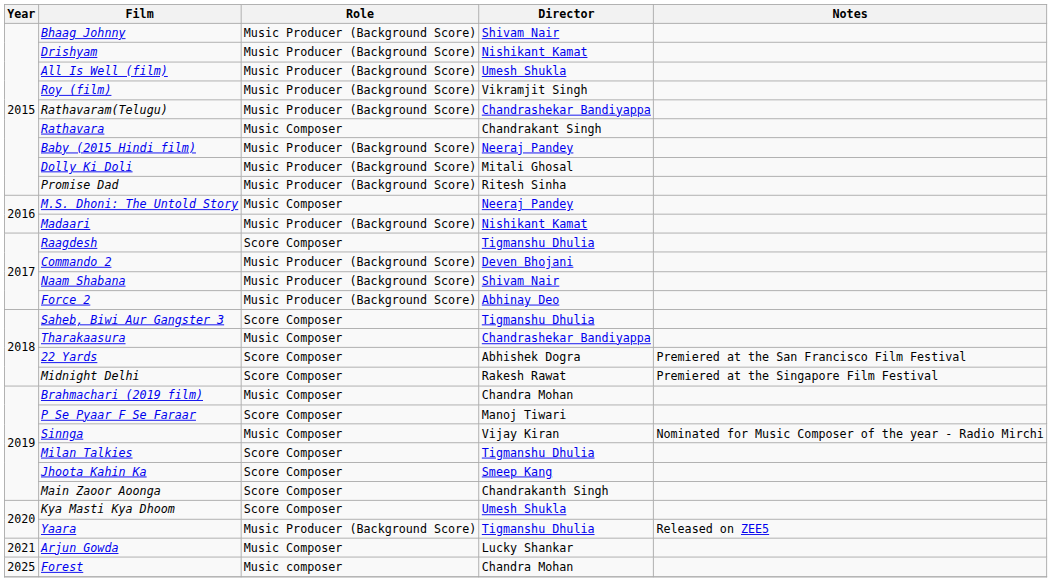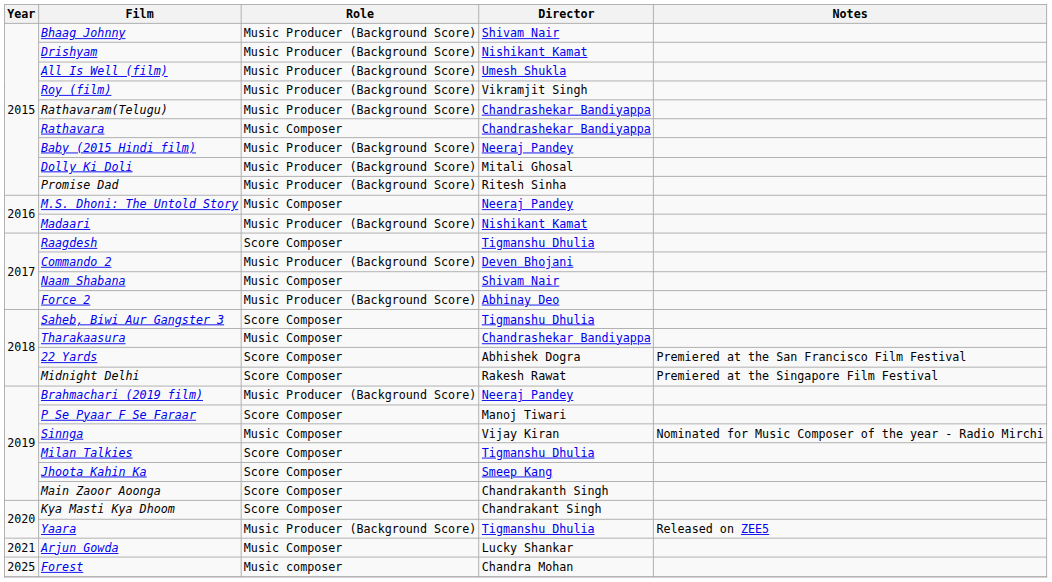(542, 128) Chandrakant Singh -> (566, 128) Chandrashekar Bandiyappa
(360, 281) Music Producer (Background Score) -> (293, 281) Music Composer
(293, 395) Music Composer -> (360, 395) Music Producer (Background Score)
(528, 395) Chandra Mohan -> (528, 395) Neeraj Pandey
(524, 510) Umesh Shukla -> (542, 510) Chandrakant Singh
